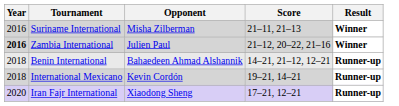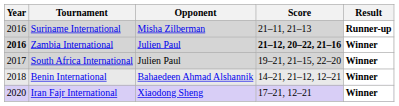(351, 29) Winner -> (369, 29) Runner-up
(289, 45) normal -> (300, 45) bold
+ row: (82, 61)
(358, 61) Runner-up -> (362, 77) Winner
- row: (77, 77)
(358, 93) Runner-up -> (362, 93) Winner
